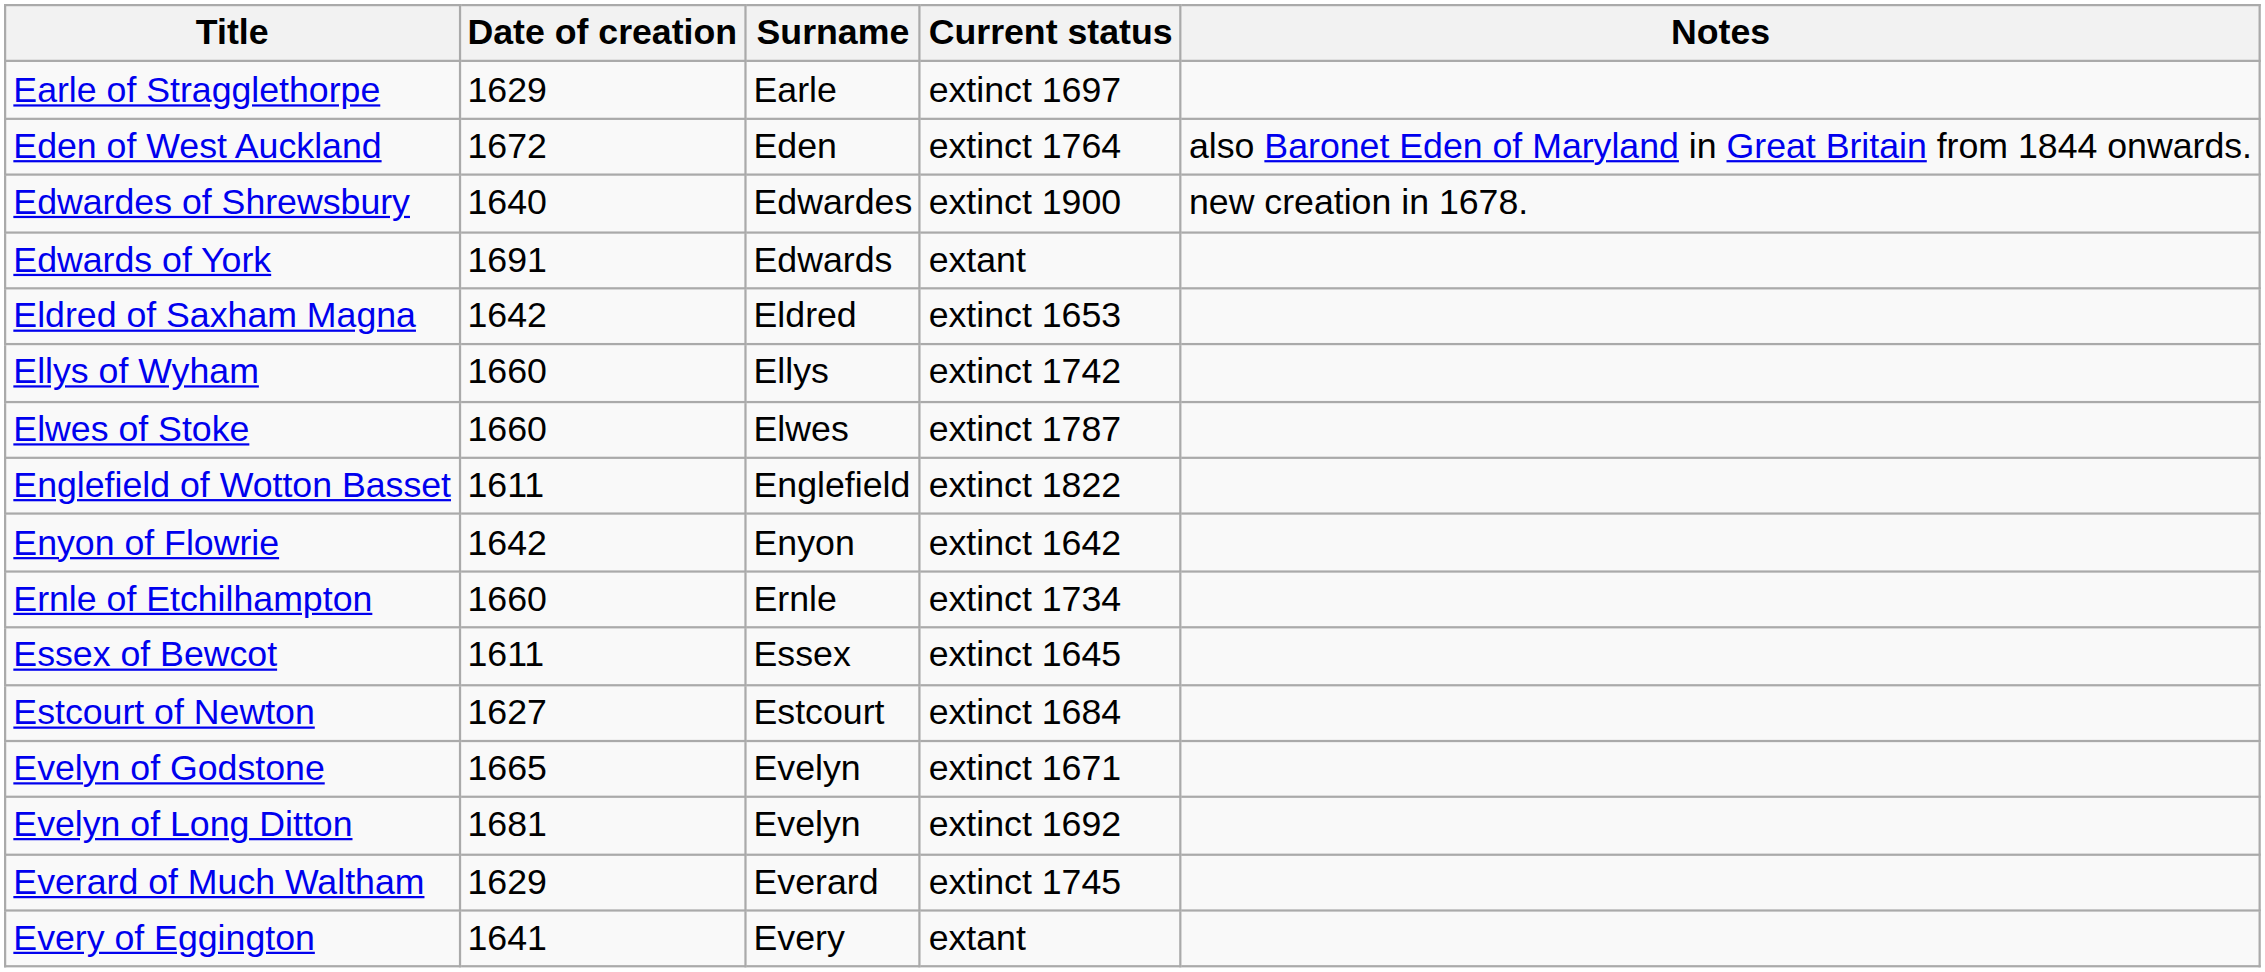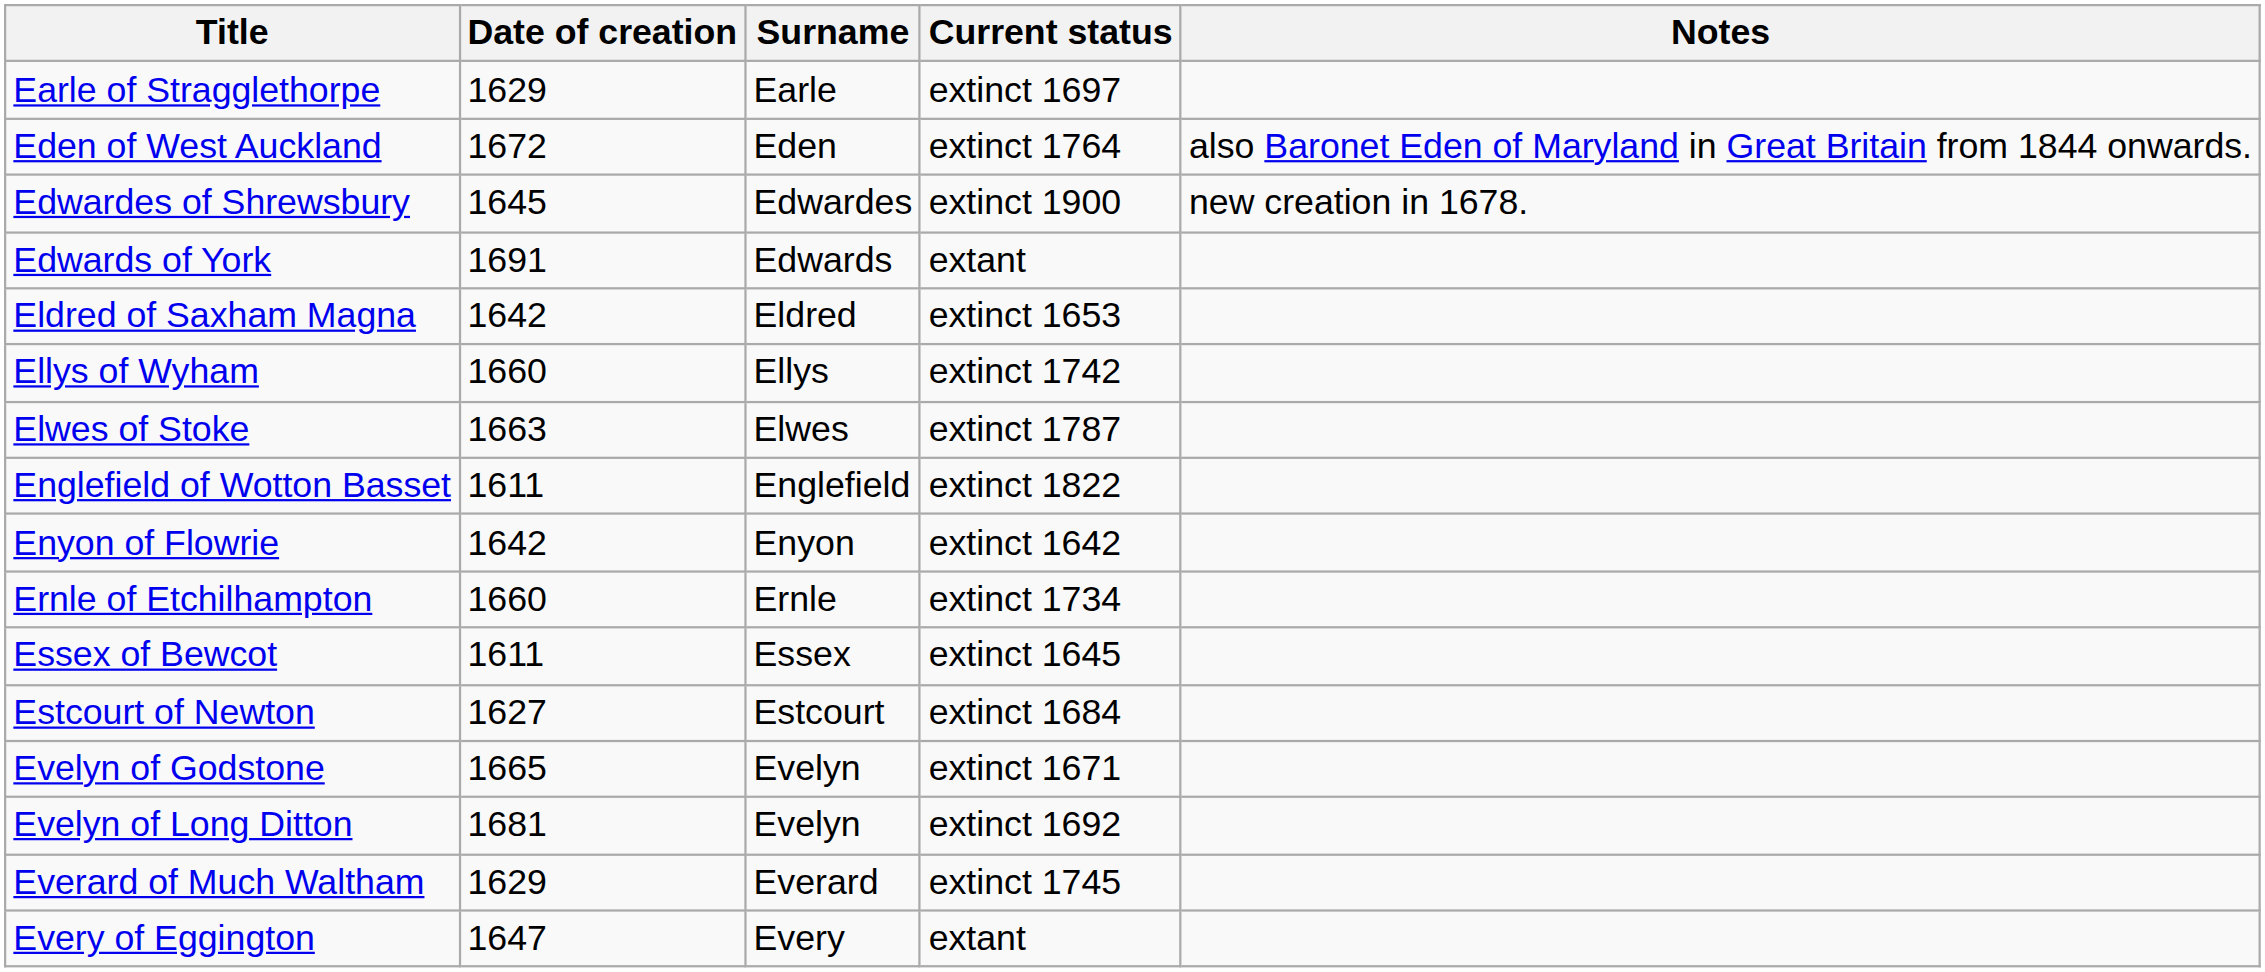(507, 202) 1640 -> (507, 202) 1645
(507, 428) 1660 -> (507, 428) 1663
(507, 938) 1641 -> (507, 938) 1647
